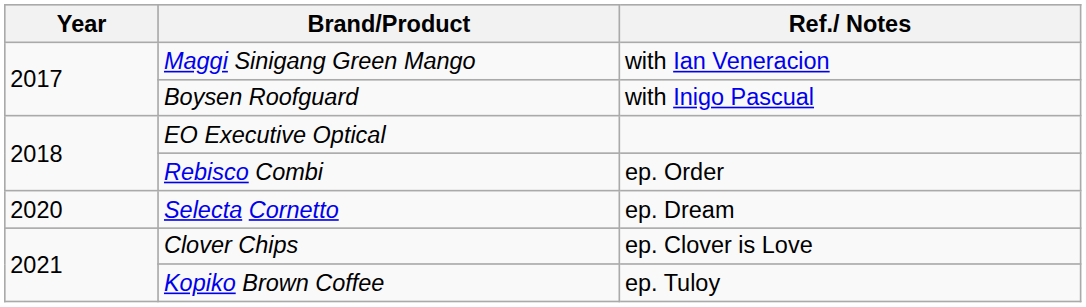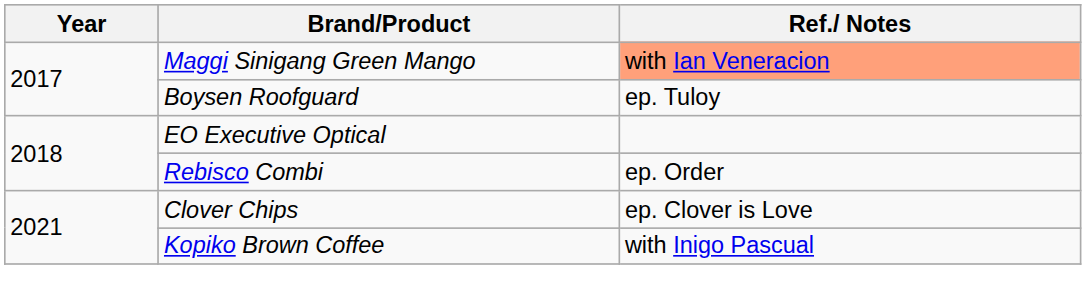(727, 61) no background -> (727, 61) lightsalmon background
(719, 98) with Inigo Pascual -> (673, 98) ep. Tuloy
- row: (251, 209)
(673, 283) ep. Tuloy -> (719, 246) with Inigo Pascual
